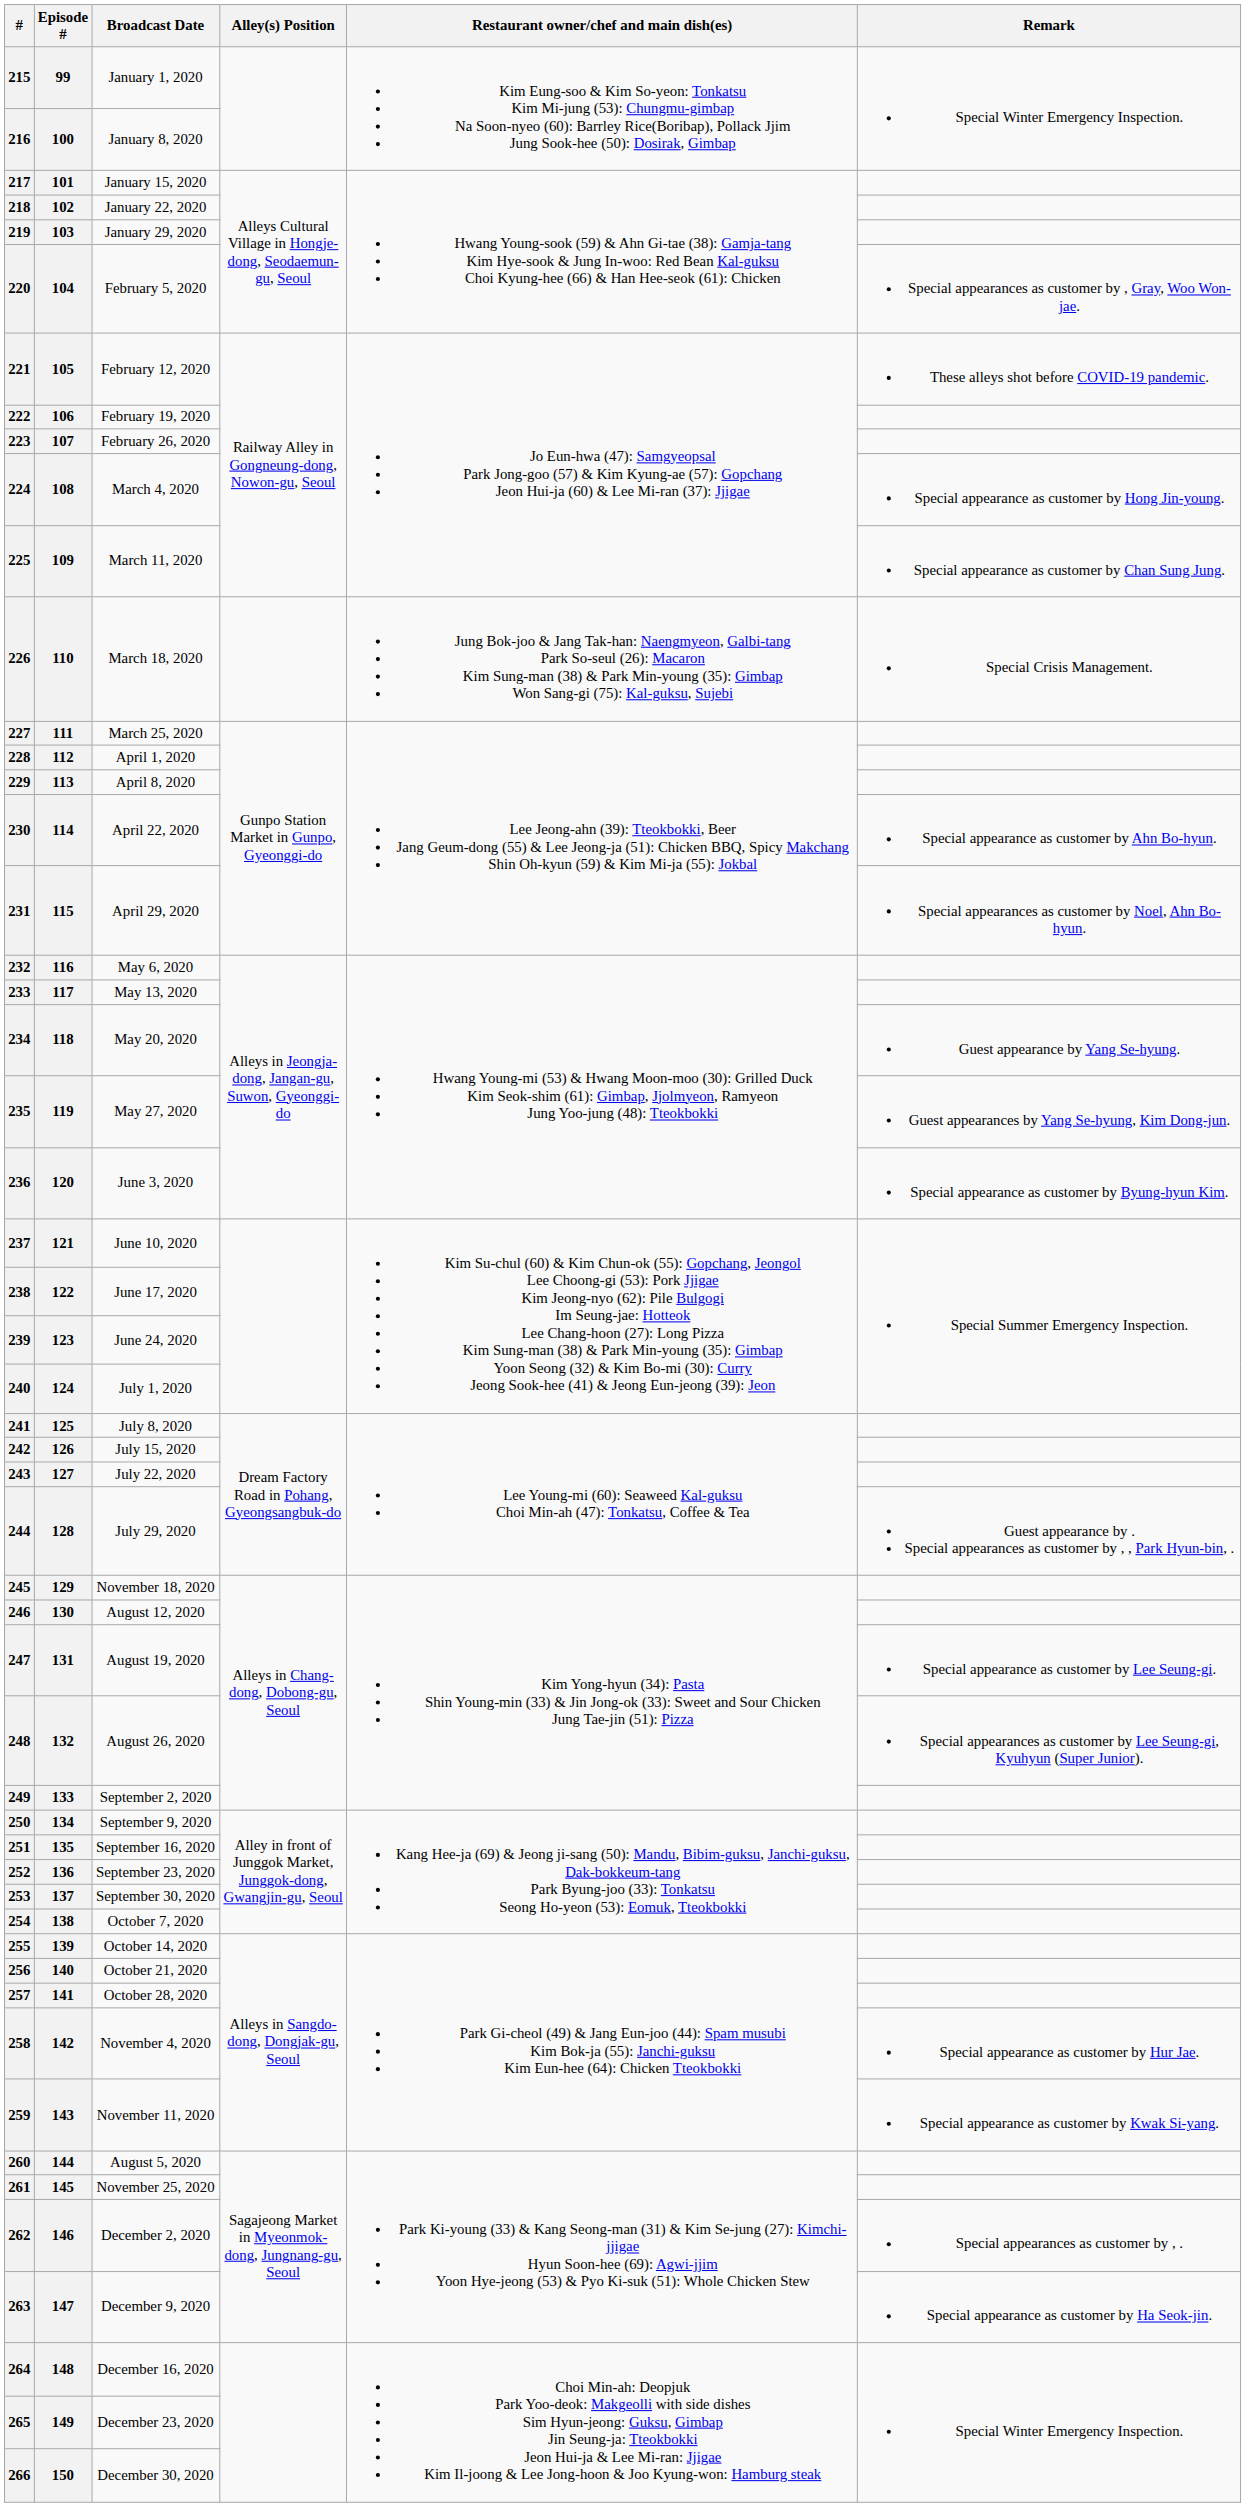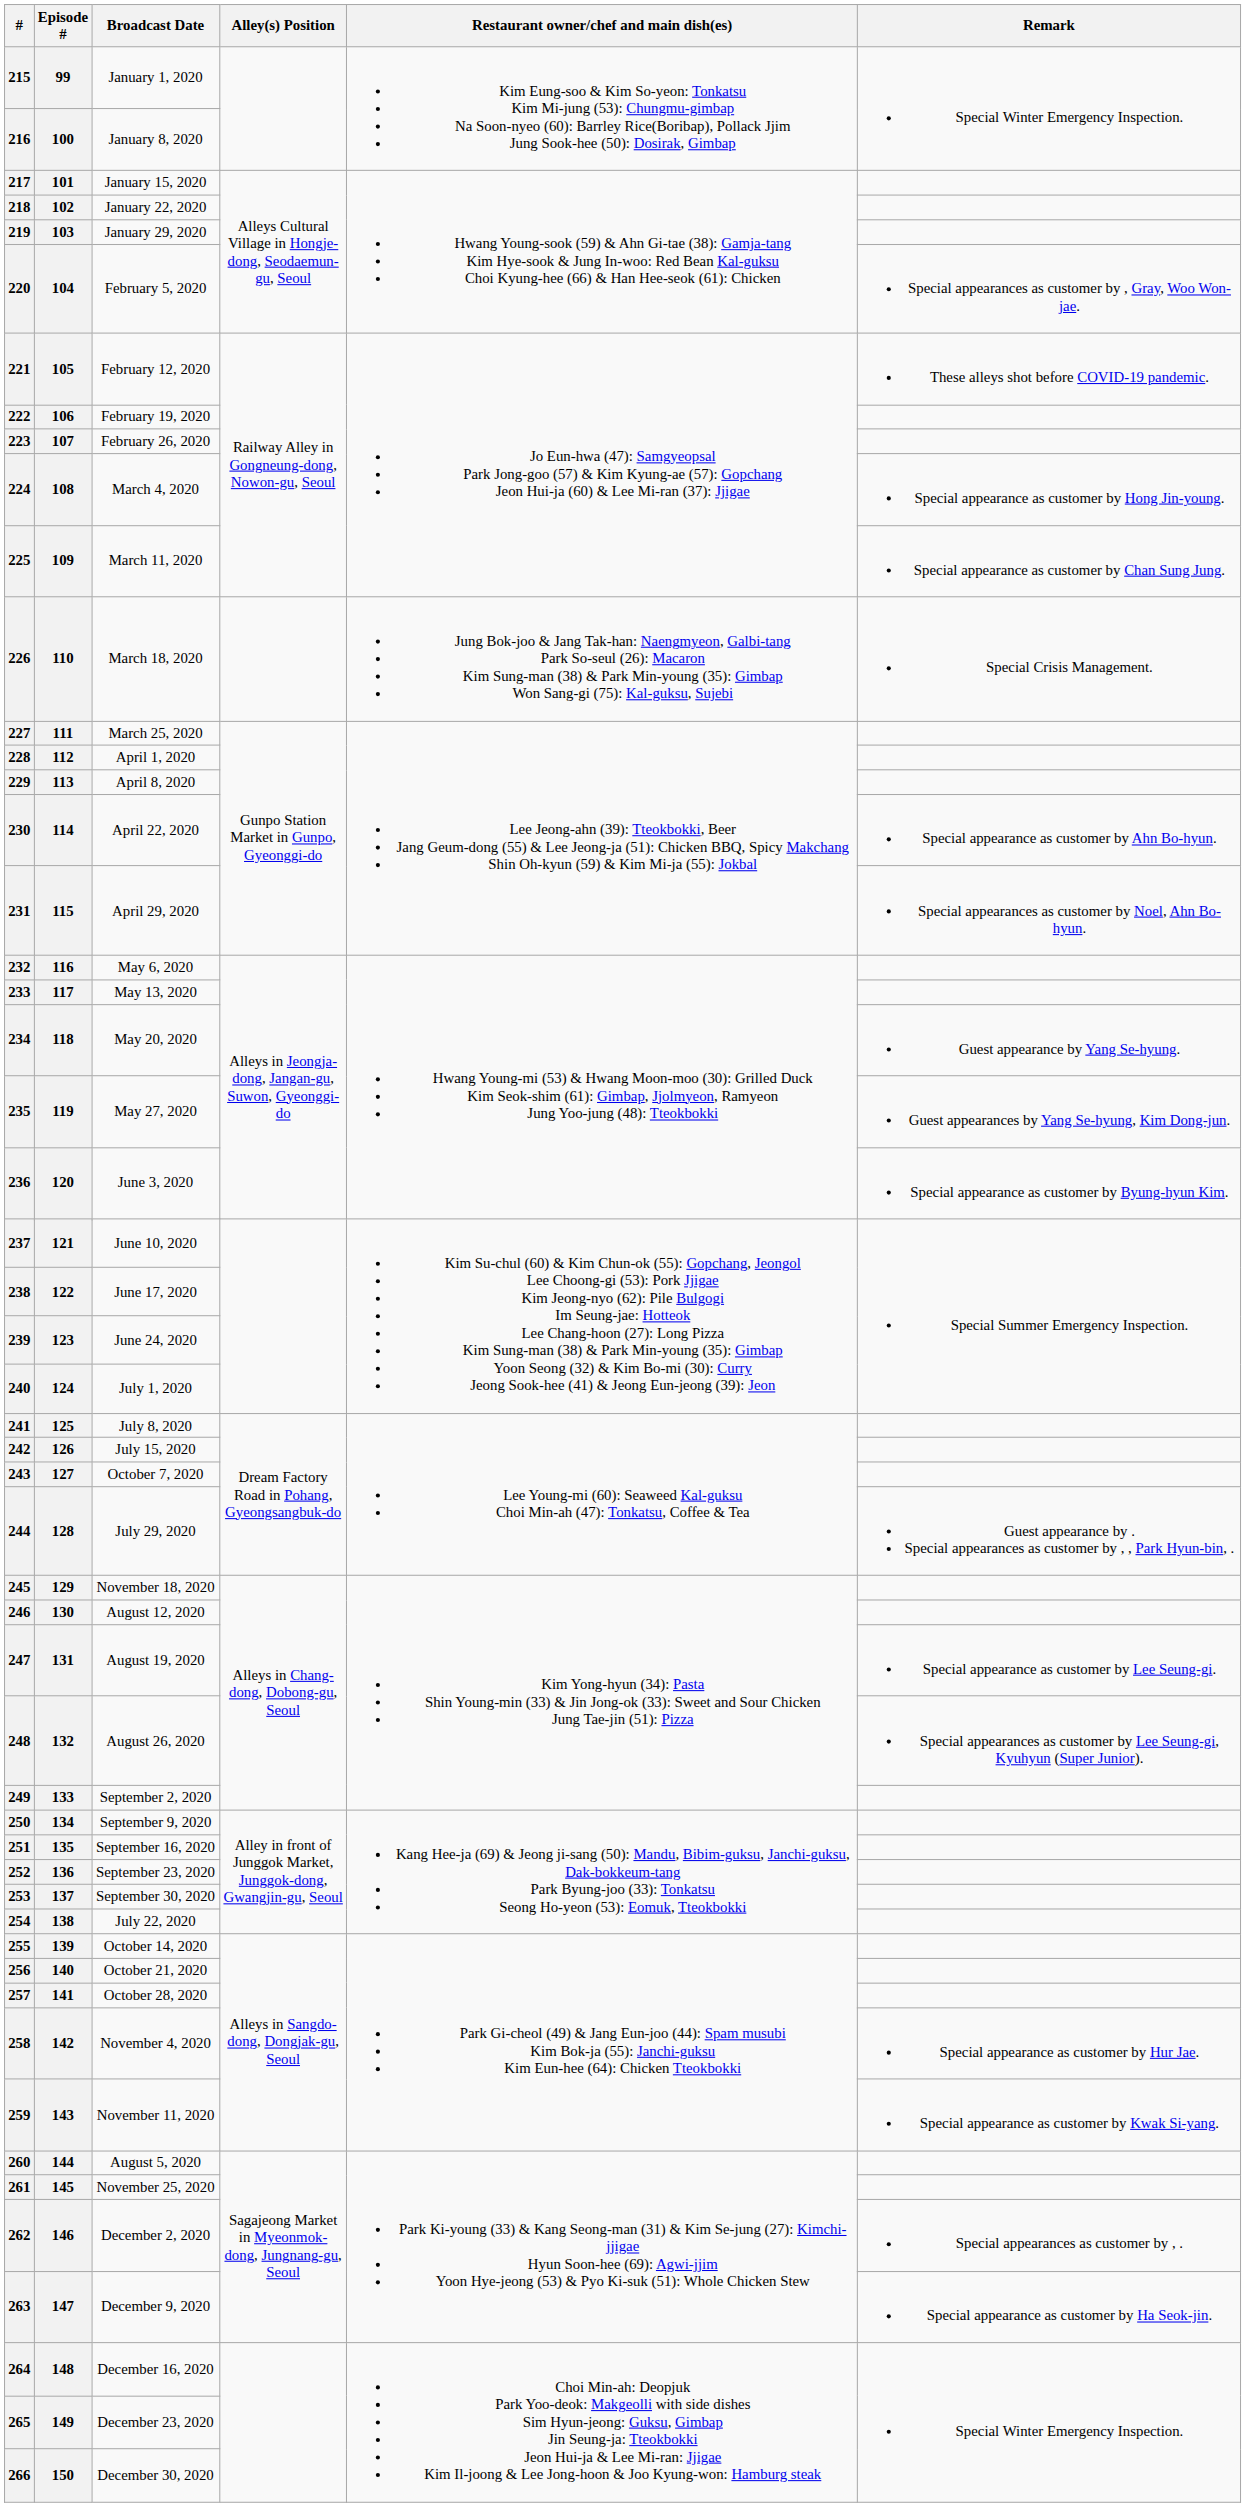(156, 1474) July 22, 2020 -> (156, 1474) October 7, 2020
(156, 1921) October 7, 2020 -> (156, 1921) July 22, 2020
